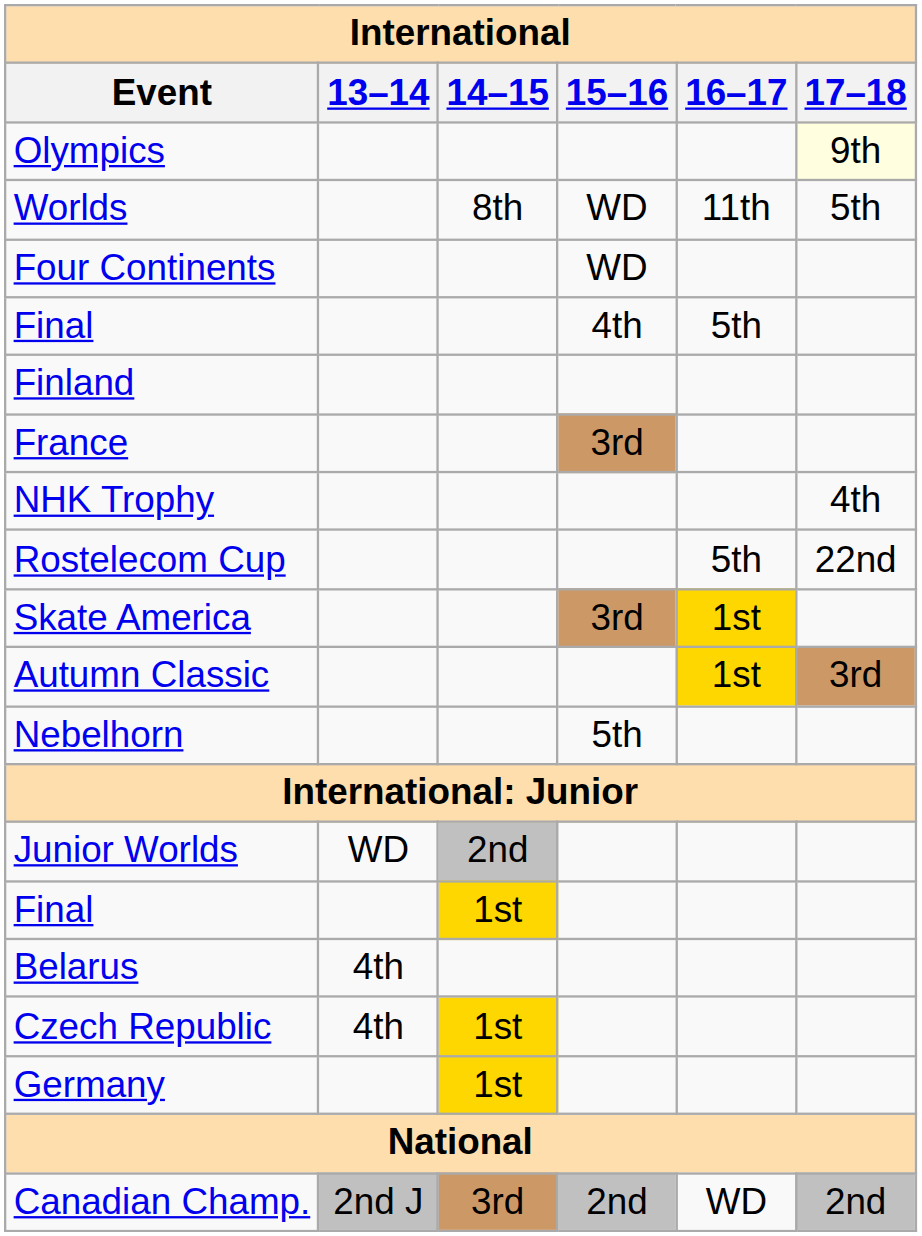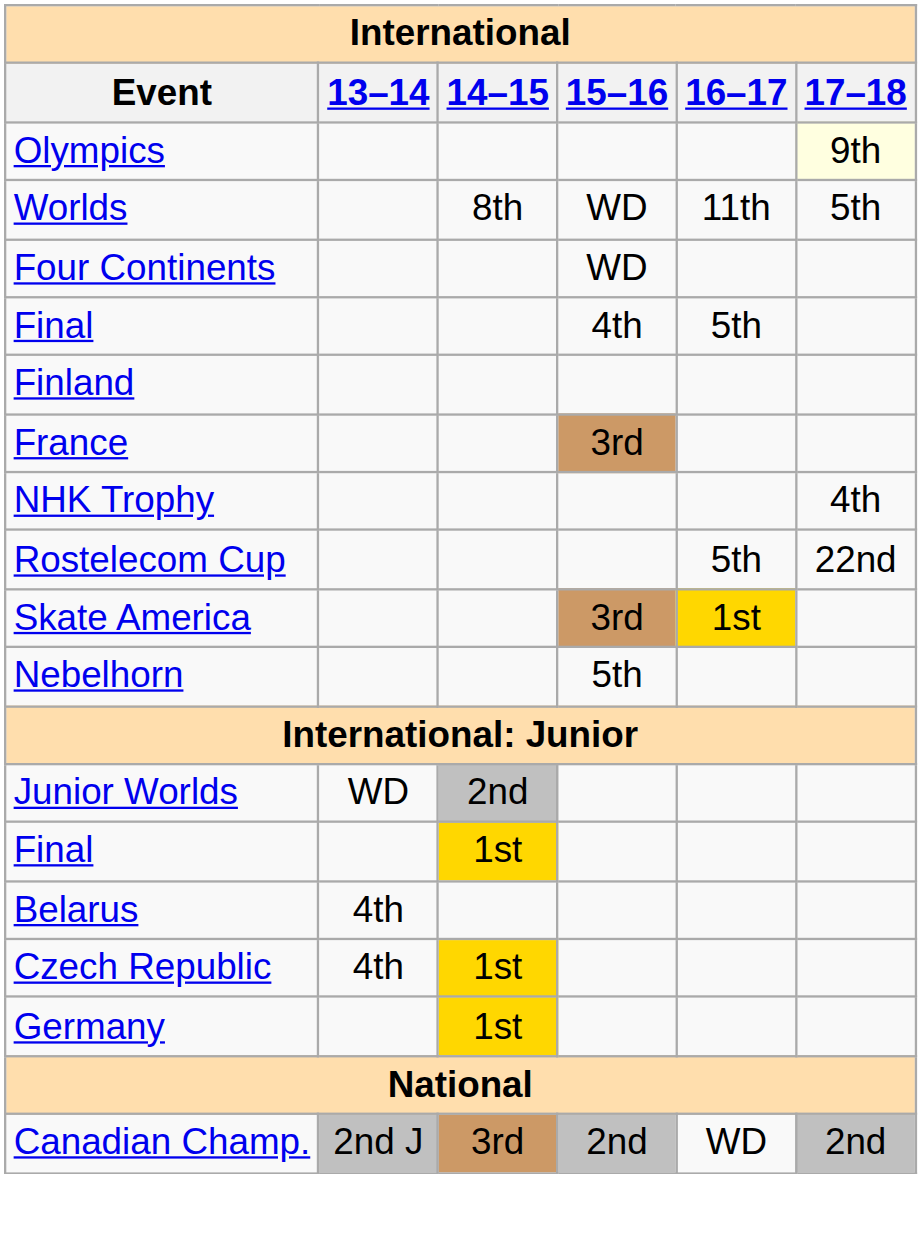- row: (141, 675)
